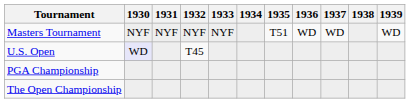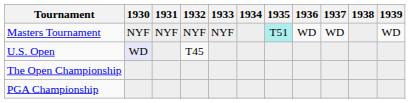(279, 32) no background -> (279, 32) paleturquoise background
rows swapped: (64, 89) <-> (53, 70)
